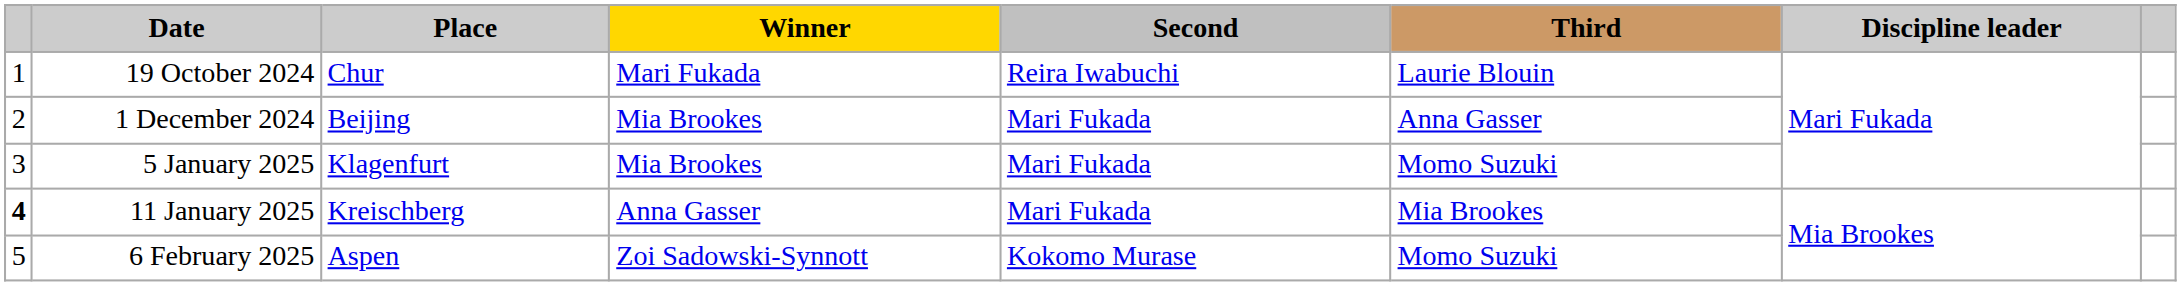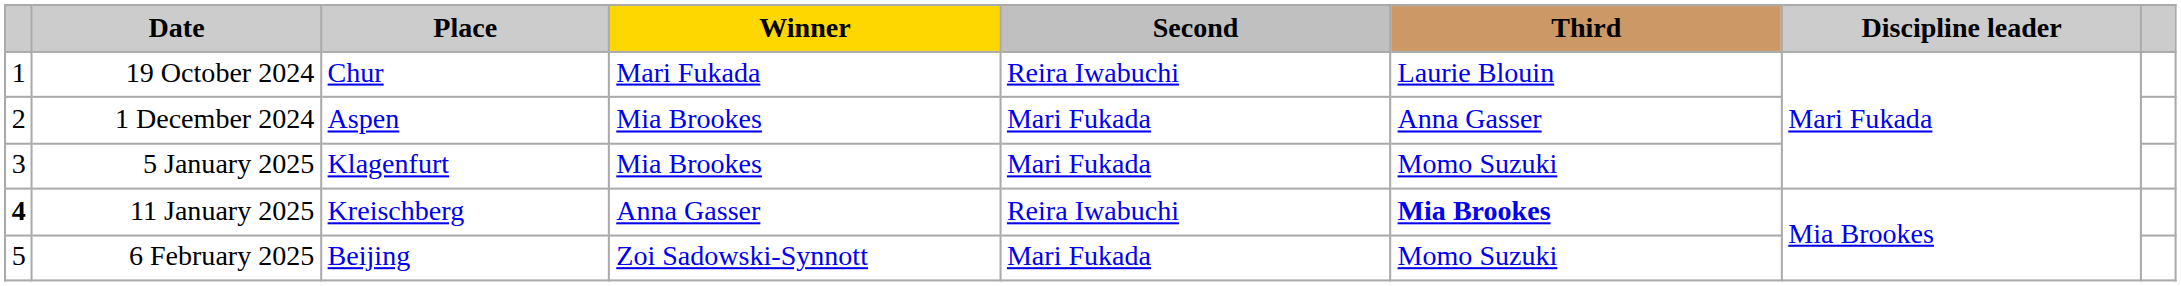(369, 118) Beijing -> (363, 118) Aspen
(1079, 210) Mari Fukada -> (1093, 210) Reira Iwabuchi
(1470, 210) normal -> (1474, 210) bold
(363, 256) Aspen -> (369, 256) Beijing
(1102, 256) Kokomo Murase -> (1079, 256) Mari Fukada
